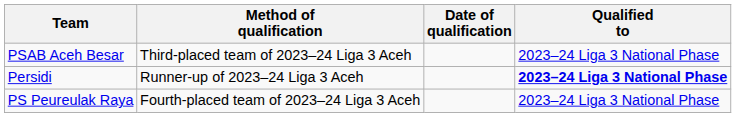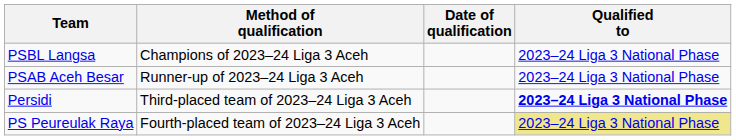+ row: (52, 54)
(276, 54) Third-placed team of 2023–24 Liga 3 Aceh -> (252, 77) Runner-up of 2023–24 Liga 3 Aceh
(252, 77) Runner-up of 2023–24 Liga 3 Aceh -> (276, 100) Third-placed team of 2023–24 Liga 3 Aceh
(619, 100) no background -> (619, 123) khaki background
